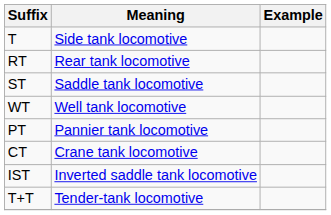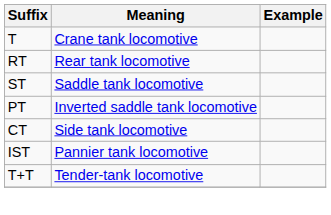(121, 38) Side tank locomotive -> (126, 38) Crane tank locomotive
- row: (19, 107)
(131, 130) Pannier tank locomotive -> (156, 107) Inverted saddle tank locomotive
(126, 152) Crane tank locomotive -> (121, 130) Side tank locomotive
(156, 175) Inverted saddle tank locomotive -> (131, 152) Pannier tank locomotive
